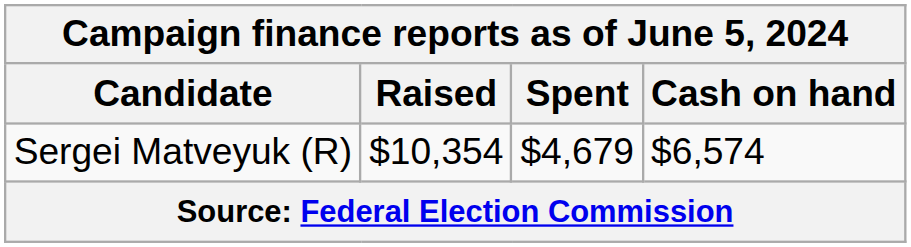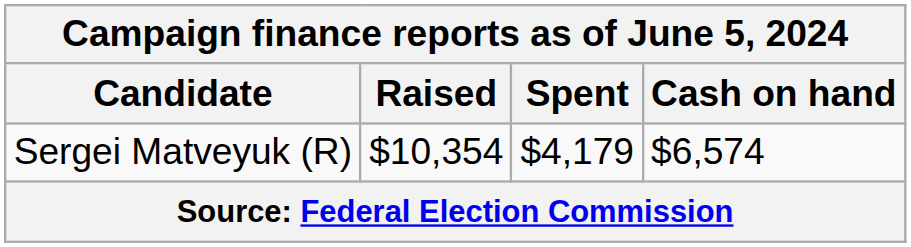(577, 151) $4,679 -> (577, 151) $4,179
